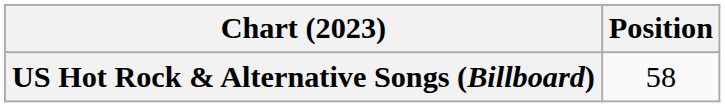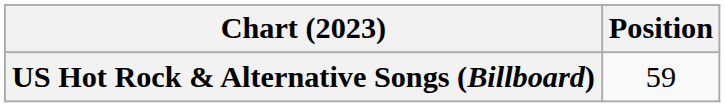(661, 76) 58 -> (661, 76) 59
